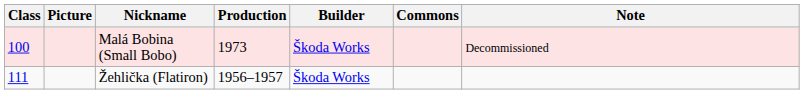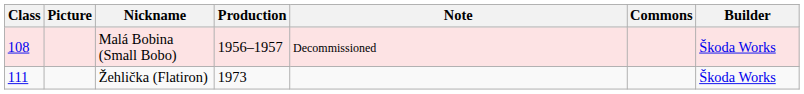columns swapped: (341, 15) <-> (631, 15)
(19, 46) 100 -> (19, 46) 108
(232, 46) 1973 -> (250, 46) 1956–1957
(250, 77) 1956–1957 -> (232, 77) 1973
